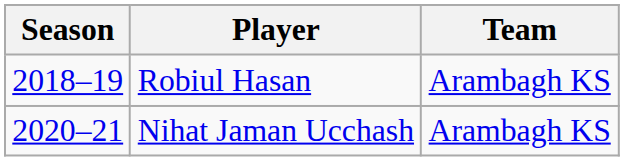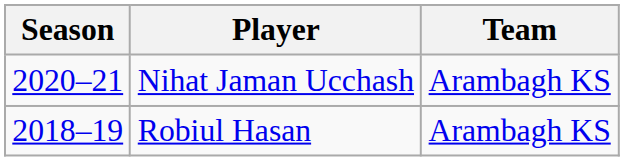rows swapped: (224, 79) <-> (276, 130)
